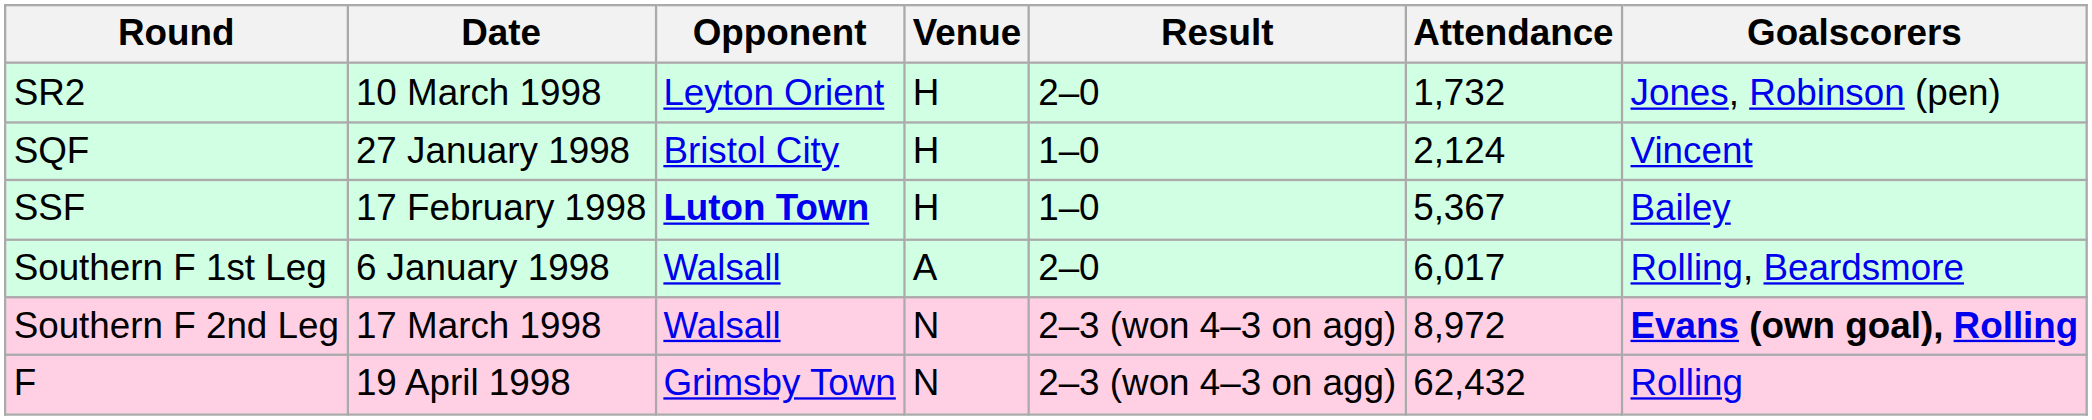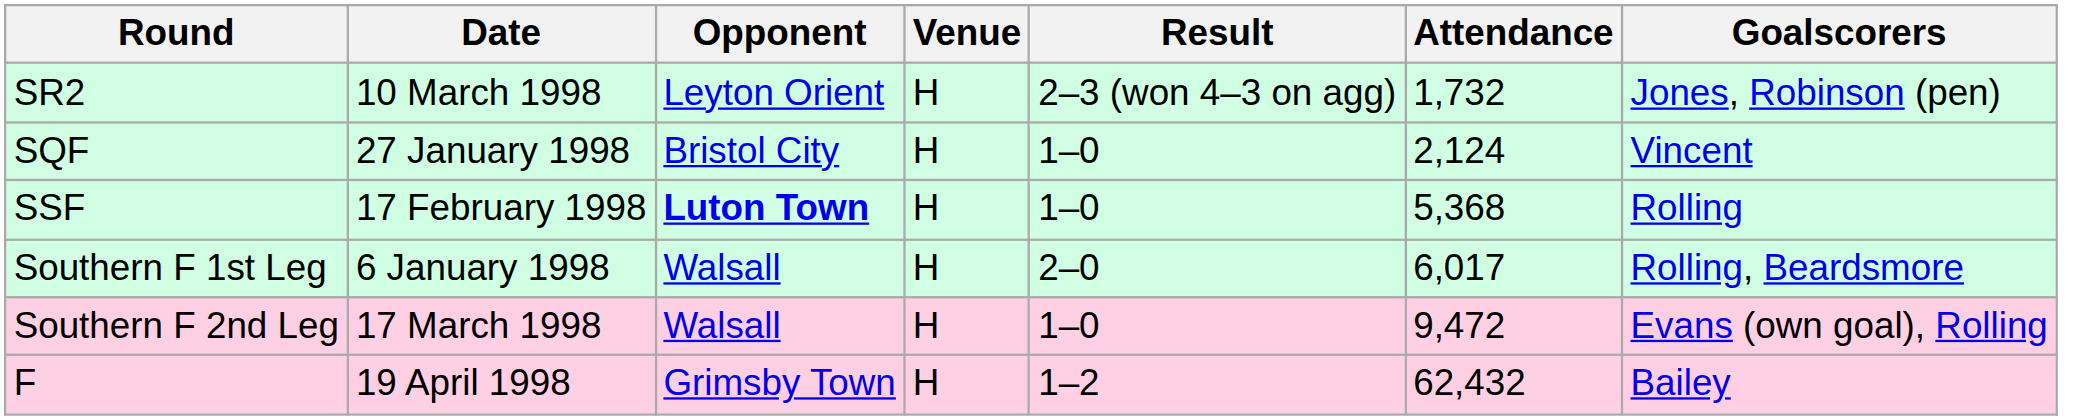(1069, 92) 2–0 -> (1217, 92) 2–3 (won 4–3 on agg)
(1459, 208) 5,367 -> (1459, 208) 5,368
(1681, 208) Bailey -> (1687, 208) Rolling
(925, 267) A -> (926, 267) H
(926, 325) N -> (926, 325) H
(1217, 325) 2–3 (won 4–3 on agg) -> (1069, 325) 1–0
(1459, 325) 8,972 -> (1459, 325) 9,472
(1854, 325) bold -> (1839, 325) normal
(926, 383) N -> (926, 383) H
(1217, 383) 2–3 (won 4–3 on agg) -> (1069, 383) 1–2
(1687, 383) Rolling -> (1681, 383) Bailey
